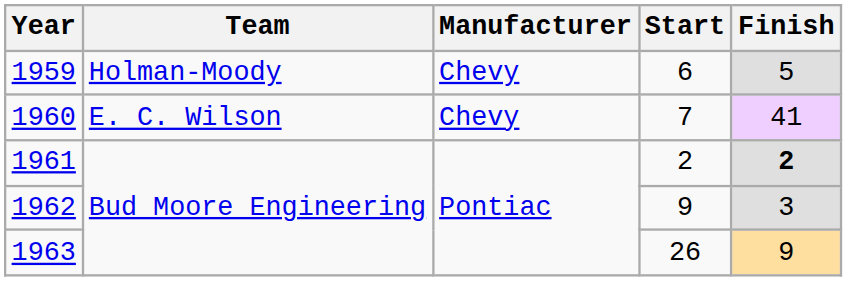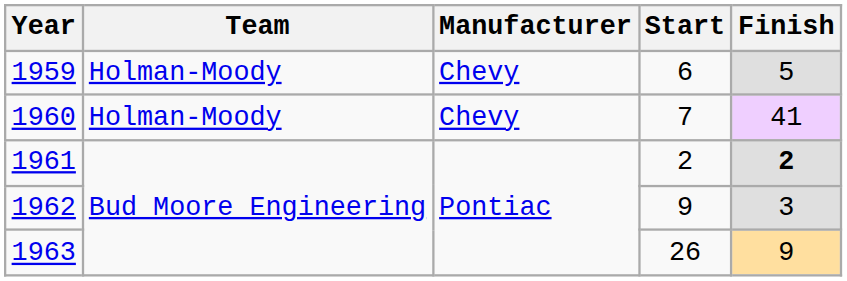(185, 117) E. C. Wilson -> (185, 117) Holman-Moody
